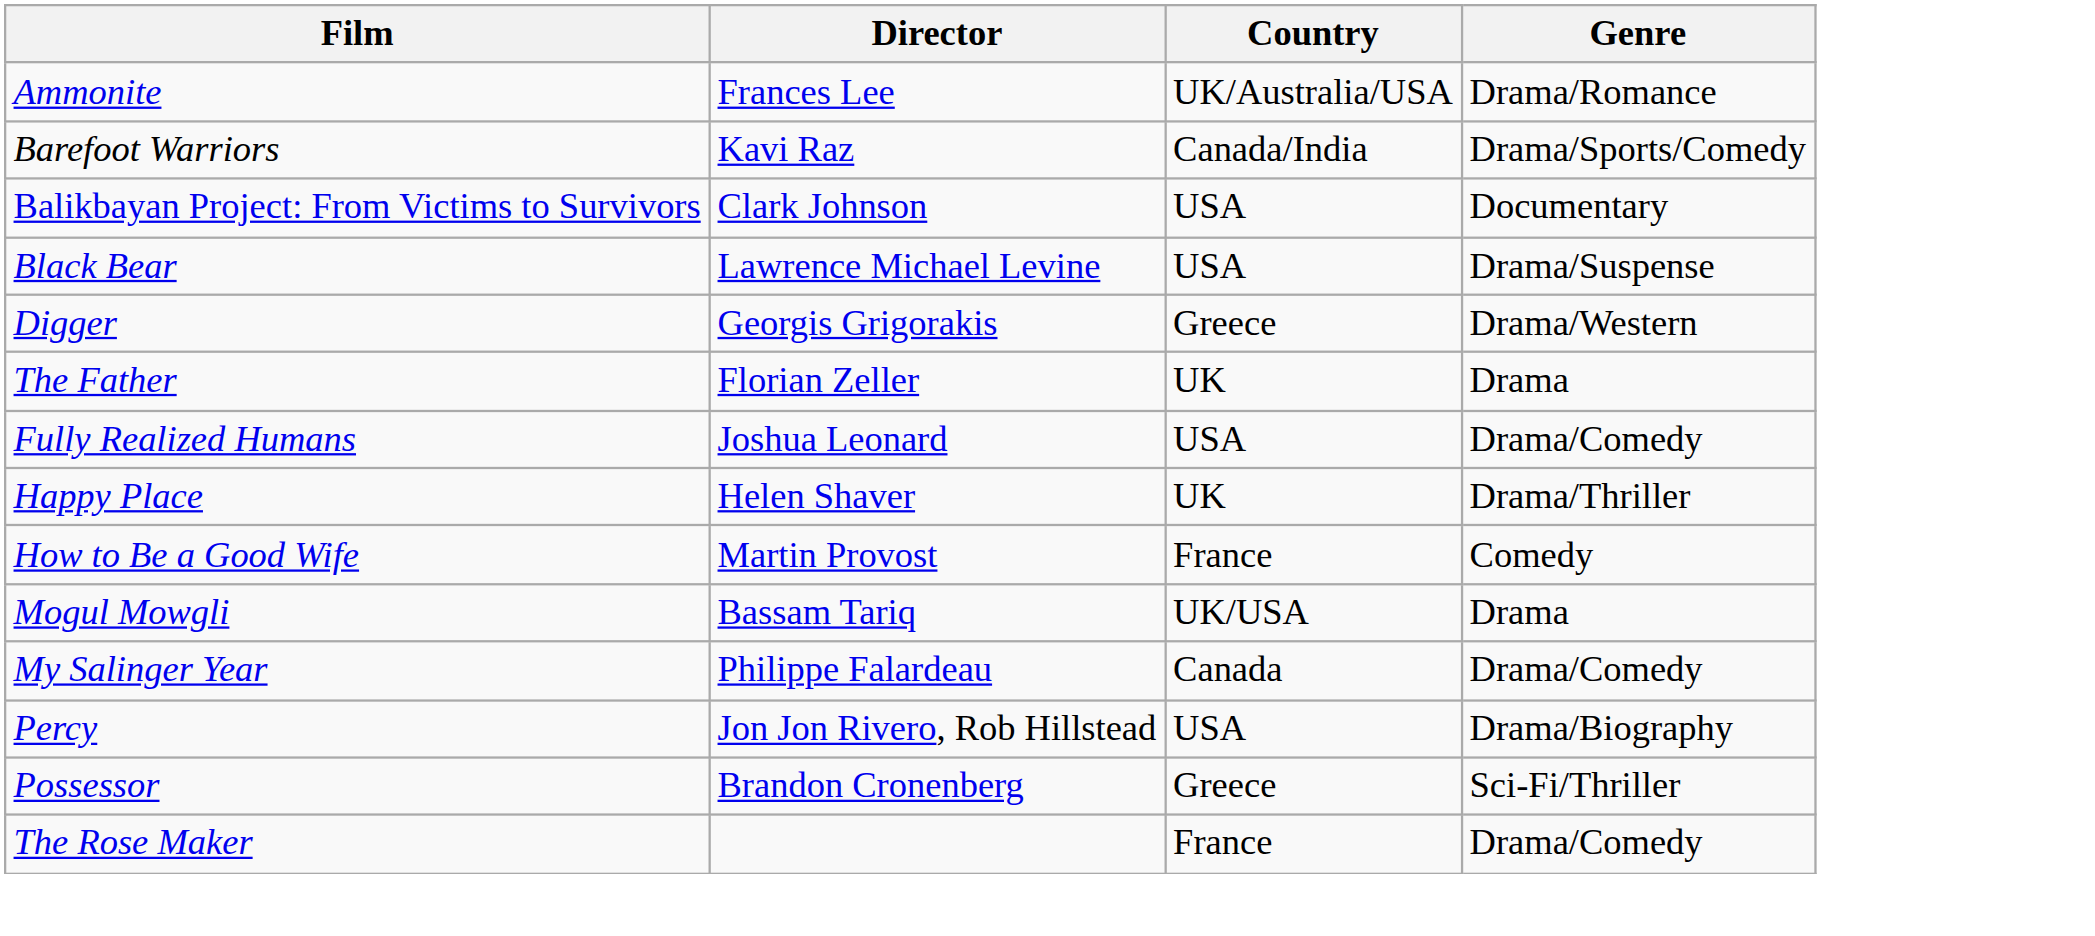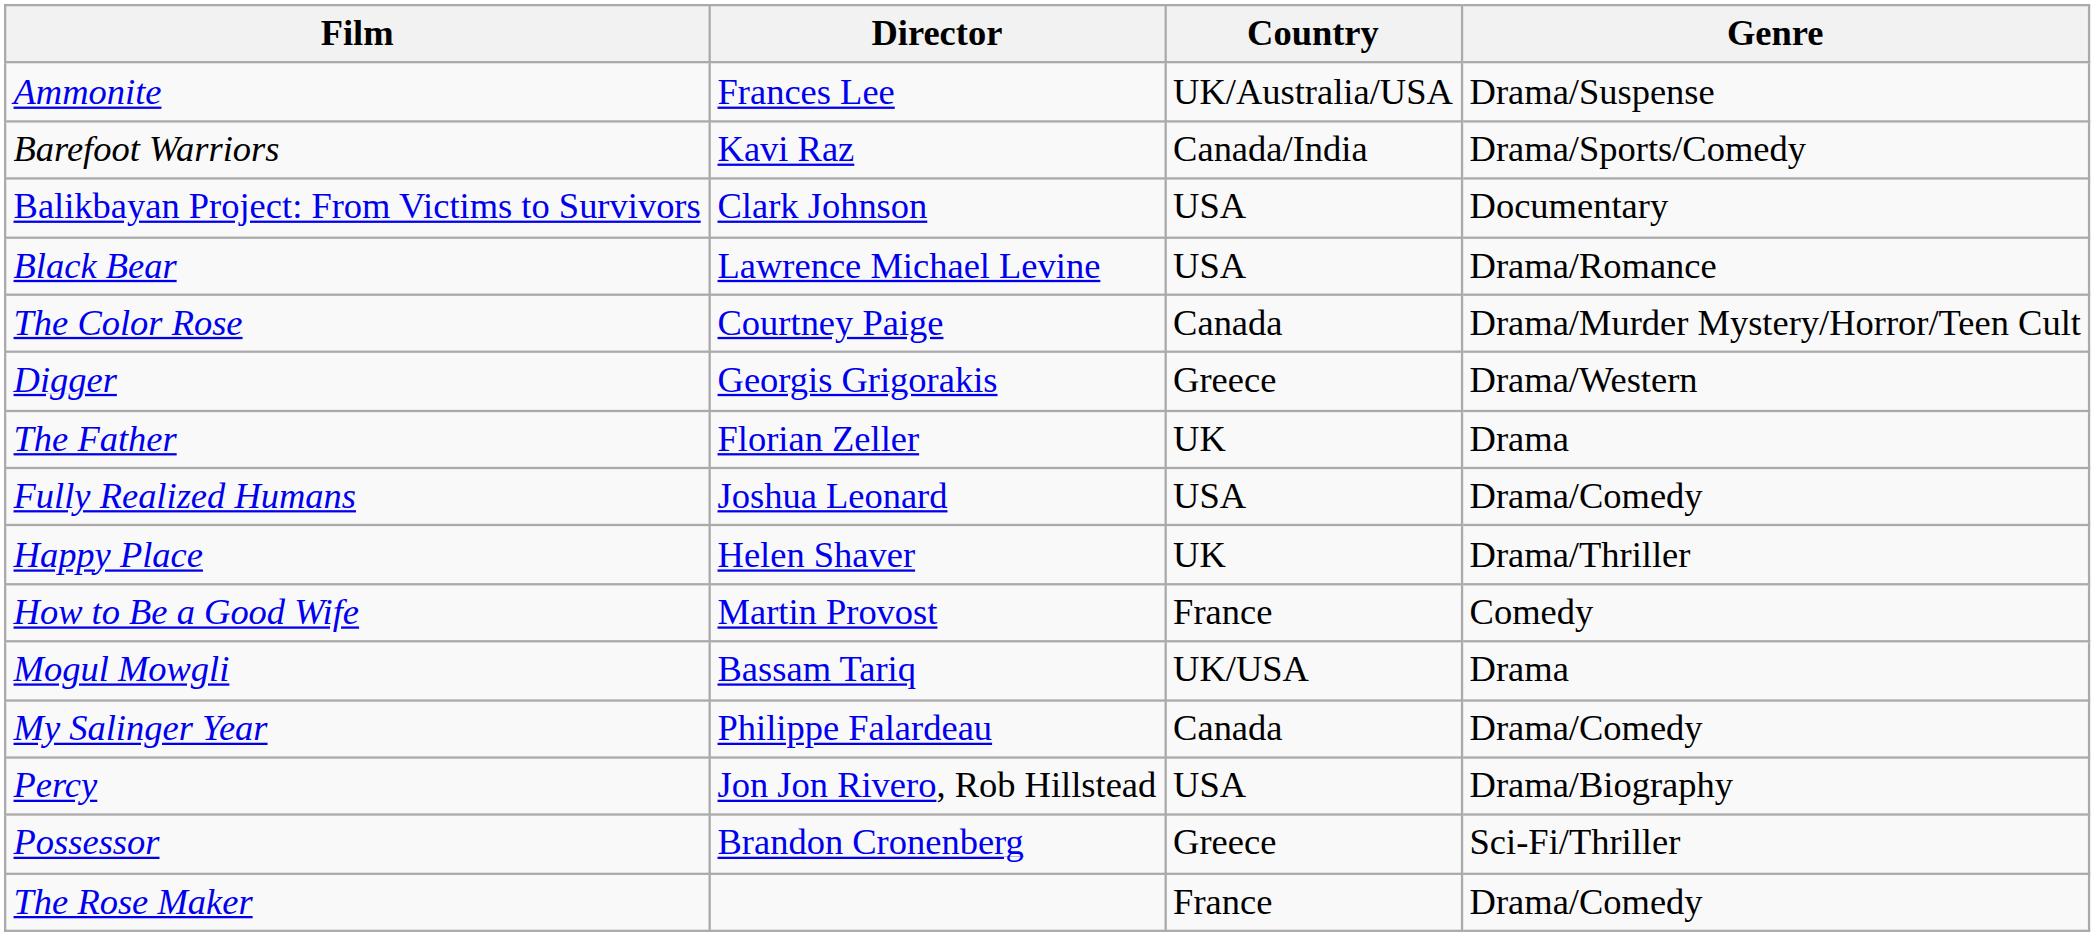(1593, 91) Drama/Romance -> (1592, 91) Drama/Suspense
(1592, 264) Drama/Suspense -> (1593, 264) Drama/Romance
+ row: (128, 322)
